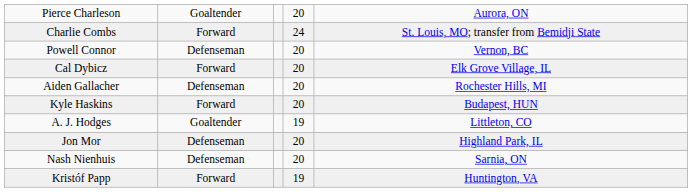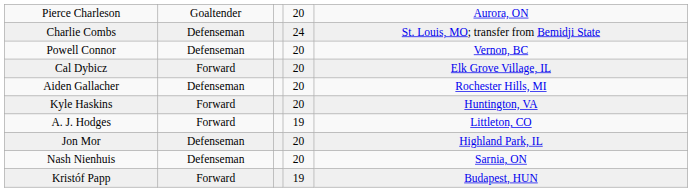(216, 31) Forward -> (216, 31) Defenseman
(501, 104) Budapest, HUN -> (501, 104) Huntington, VA
(216, 123) Goaltender -> (216, 123) Forward
(501, 178) Huntington, VA -> (501, 178) Budapest, HUN
